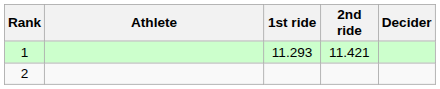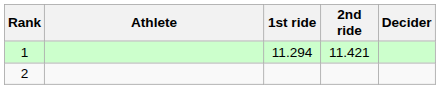(292, 52) 11.293 -> (292, 52) 11.294
